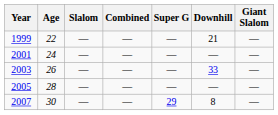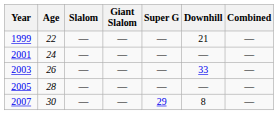columns swapped: (254, 17) <-> (127, 17)
